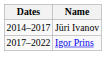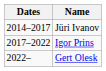+ row: (76, 58)
